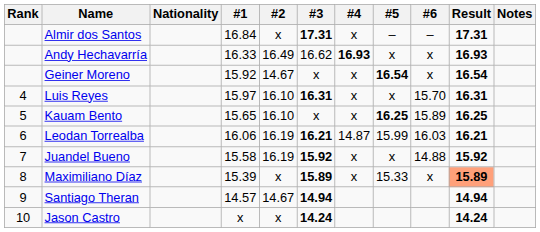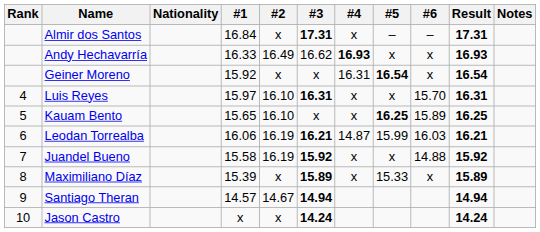(278, 75) 14.67 -> (278, 75) x
(354, 75) x -> (354, 75) 16.31
(471, 177) lightsalmon background -> (471, 177) no background
